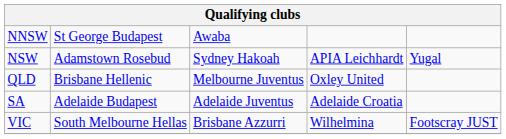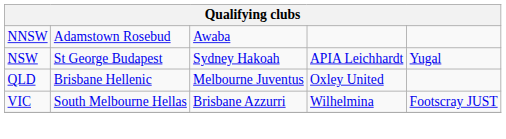(108, 36) St George Budapest -> (112, 36) Adamstown Rosebud
(112, 58) Adamstown Rosebud -> (108, 58) St George Budapest
- row: (16, 101)
